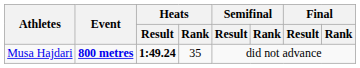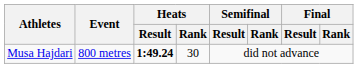(106, 54) bold -> (105, 54) normal
(195, 54) 35 -> (193, 54) 30
